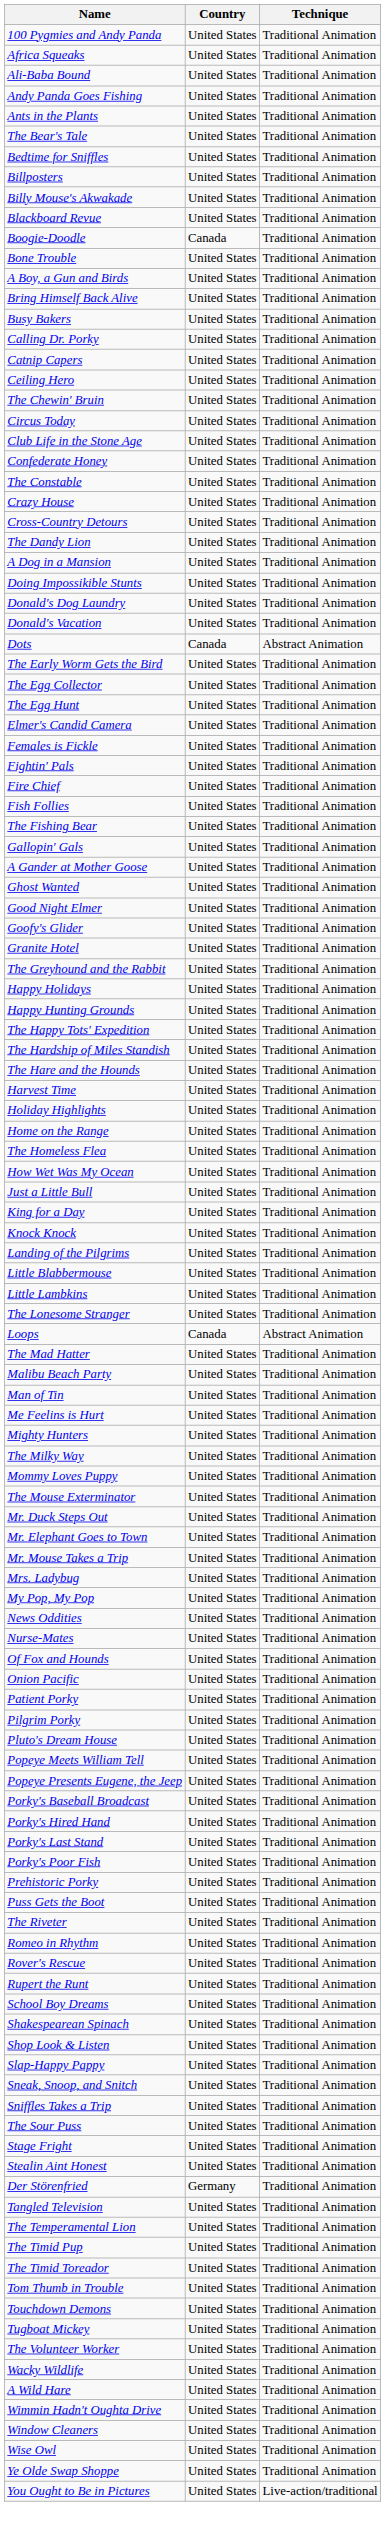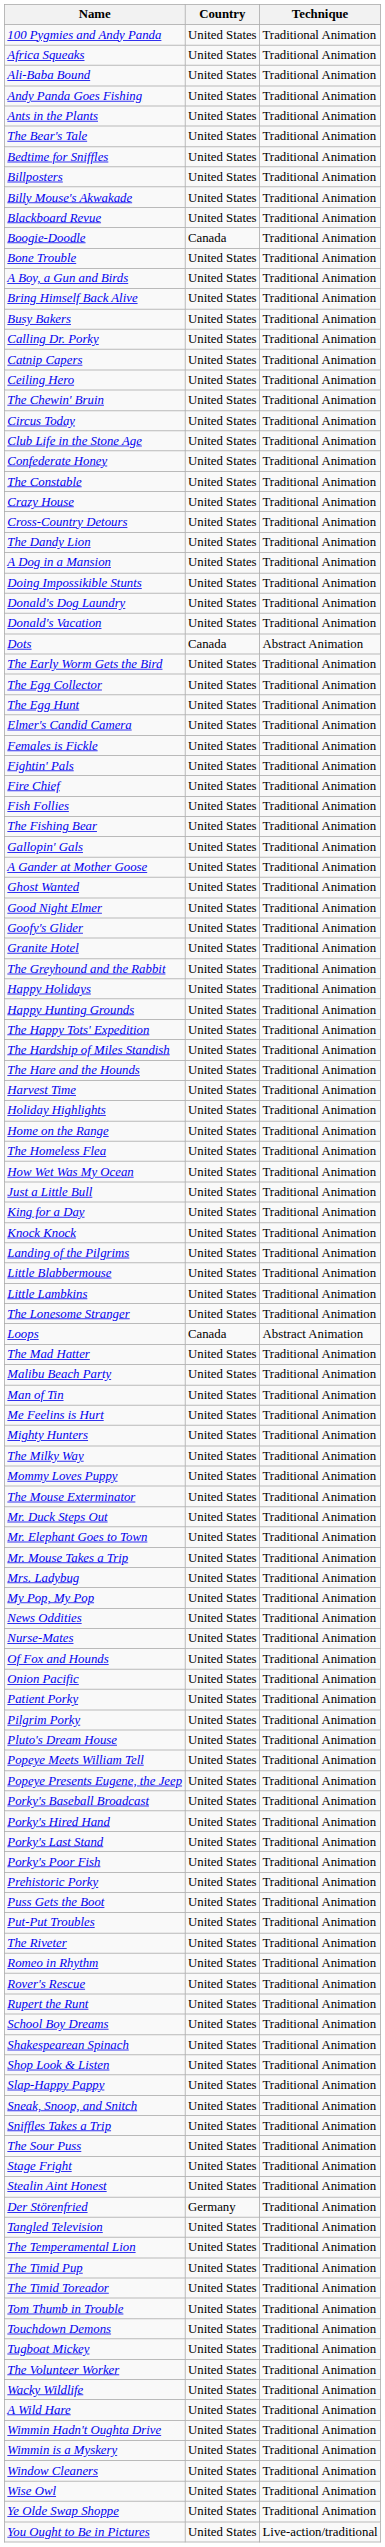+ row: (51, 1922)
+ row: (62, 2450)
